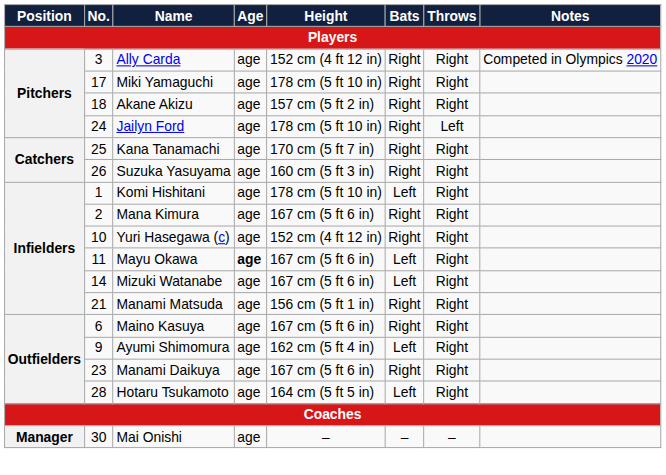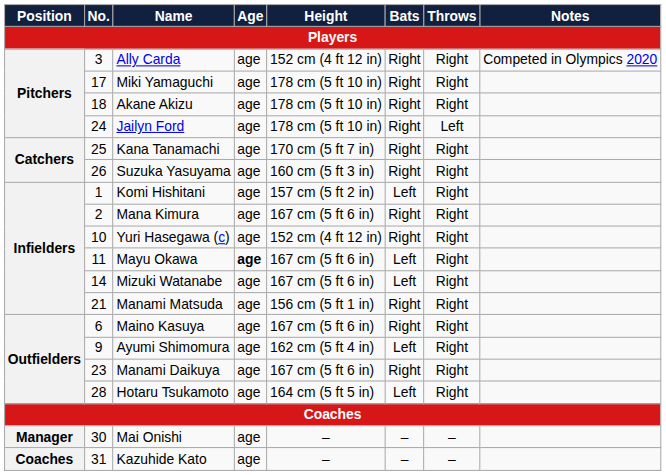(322, 105) 157 cm (5 ft 2 in) -> (326, 105) 178 cm (5 ft 10 in)
(326, 193) 178 cm (5 ft 10 in) -> (322, 193) 157 cm (5 ft 2 in)
+ row: (162, 459)
